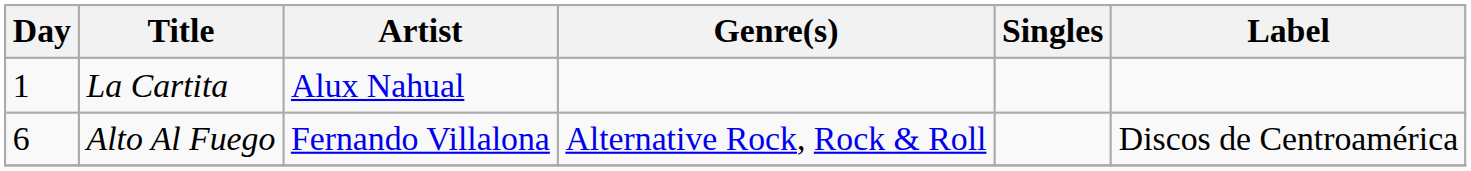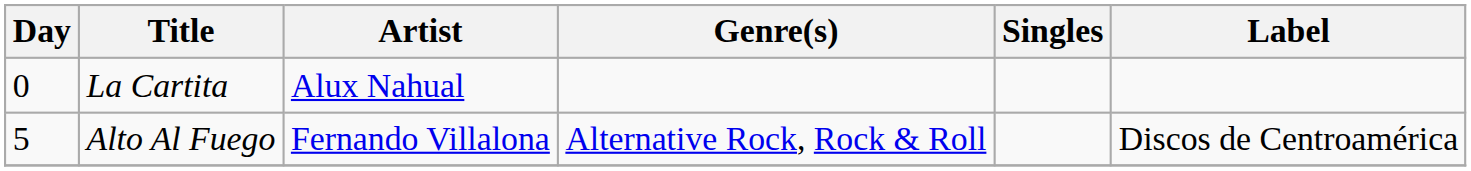(21, 84) 1 -> (21, 84) 0
(21, 138) 6 -> (21, 138) 5
